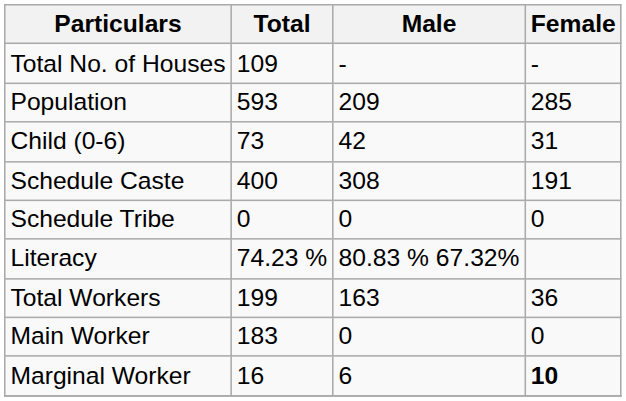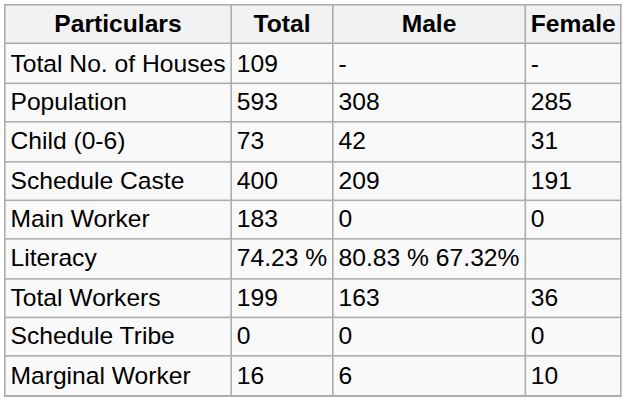(359, 102) 209 -> (359, 102) 308
(359, 180) 308 -> (359, 180) 209
rows swapped: (93, 219) <-> (80, 336)
(545, 375) bold -> (545, 375) normal
